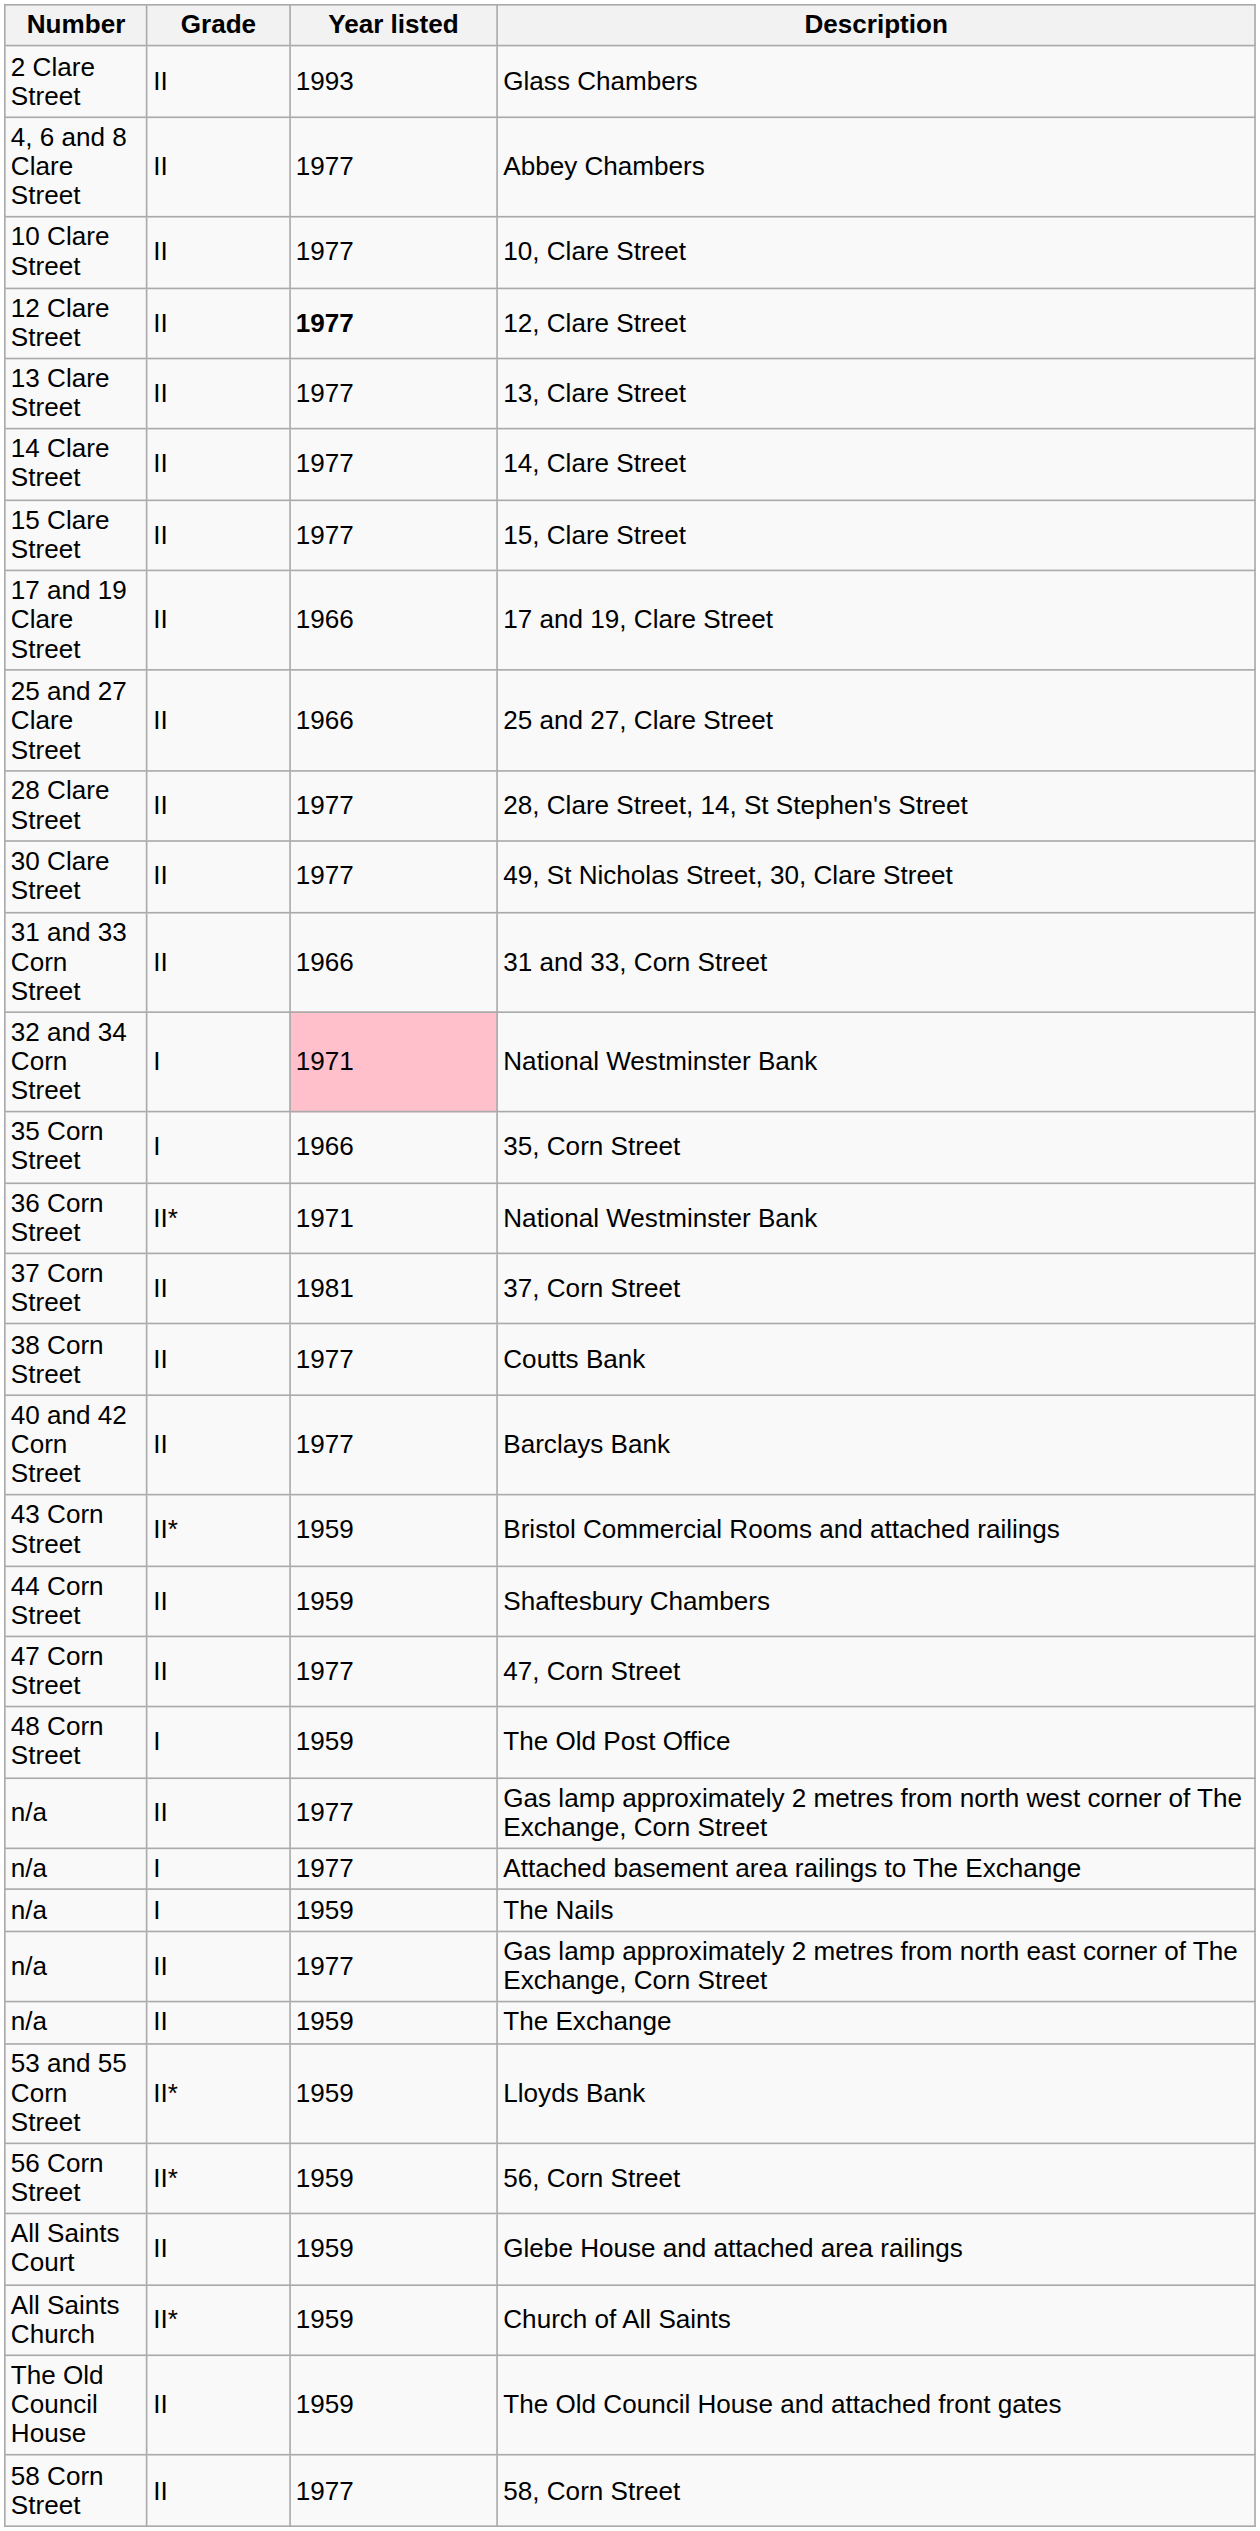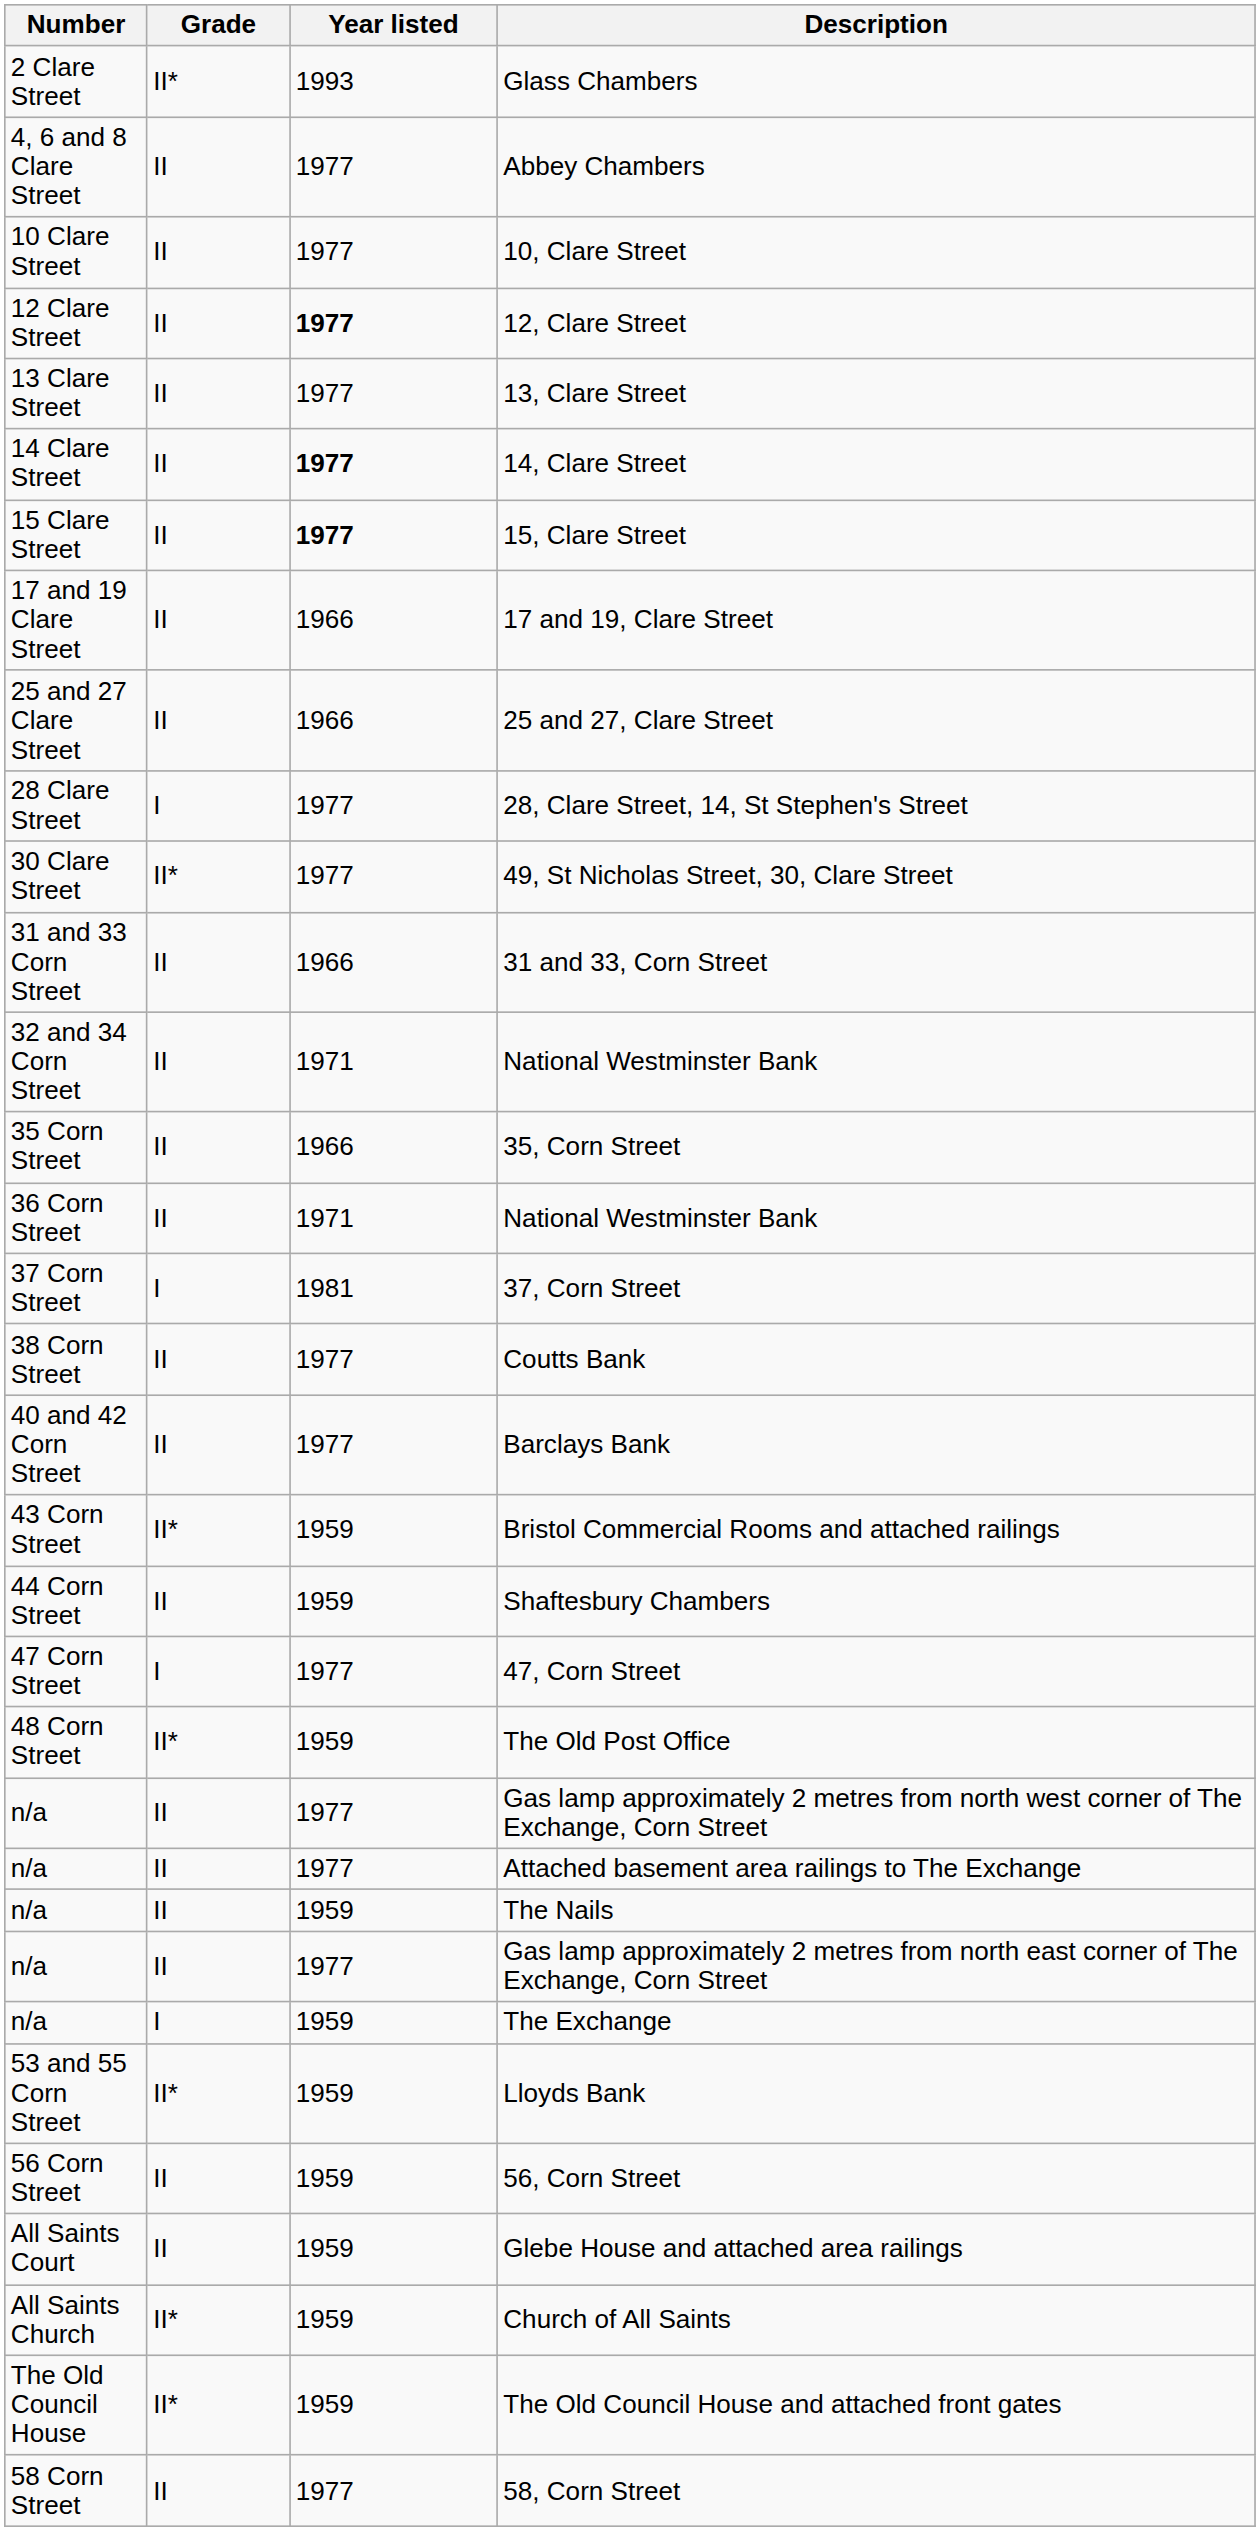(160, 81) II -> (166, 81) II*
(325, 464) normal -> (325, 464) bold
(325, 534) normal -> (325, 534) bold
(160, 805) II -> (157, 805) I
(160, 876) II -> (166, 876) II*
(157, 1061) I -> (160, 1061) II
(325, 1061) pink background -> (325, 1061) no background
(157, 1147) I -> (160, 1147) II
(166, 1217) II* -> (160, 1217) II
(160, 1288) II -> (157, 1288) I
(160, 1671) II -> (157, 1671) I
(157, 1741) I -> (166, 1741) II*
(157, 1868) I -> (160, 1868) II
(157, 1910) I -> (160, 1910) II
(160, 2022) II -> (157, 2022) I
(166, 2178) II* -> (160, 2178) II
(160, 2404) II -> (166, 2404) II*
